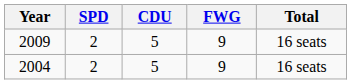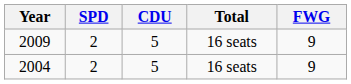columns swapped: (222, 16) <-> (302, 16)
